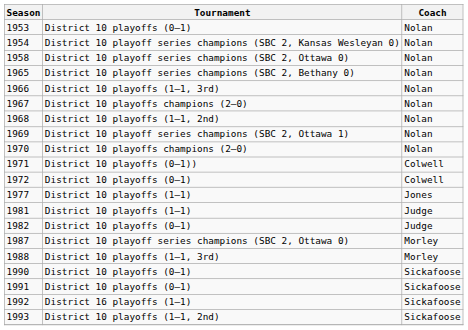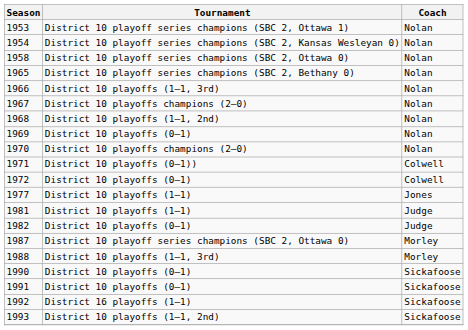(118, 27) District 10 playoffs (0–1) -> (197, 27) District 10 playoff series champions (SBC 2, Ottawa 1)
(197, 134) District 10 playoff series champions (SBC 2, Ottawa 1) -> (118, 134) District 10 playoffs (0–1)
